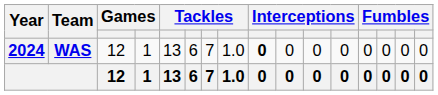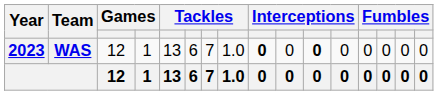(26, 50) 2024 -> (26, 50) 2023
(317, 50) normal -> (317, 50) bold
